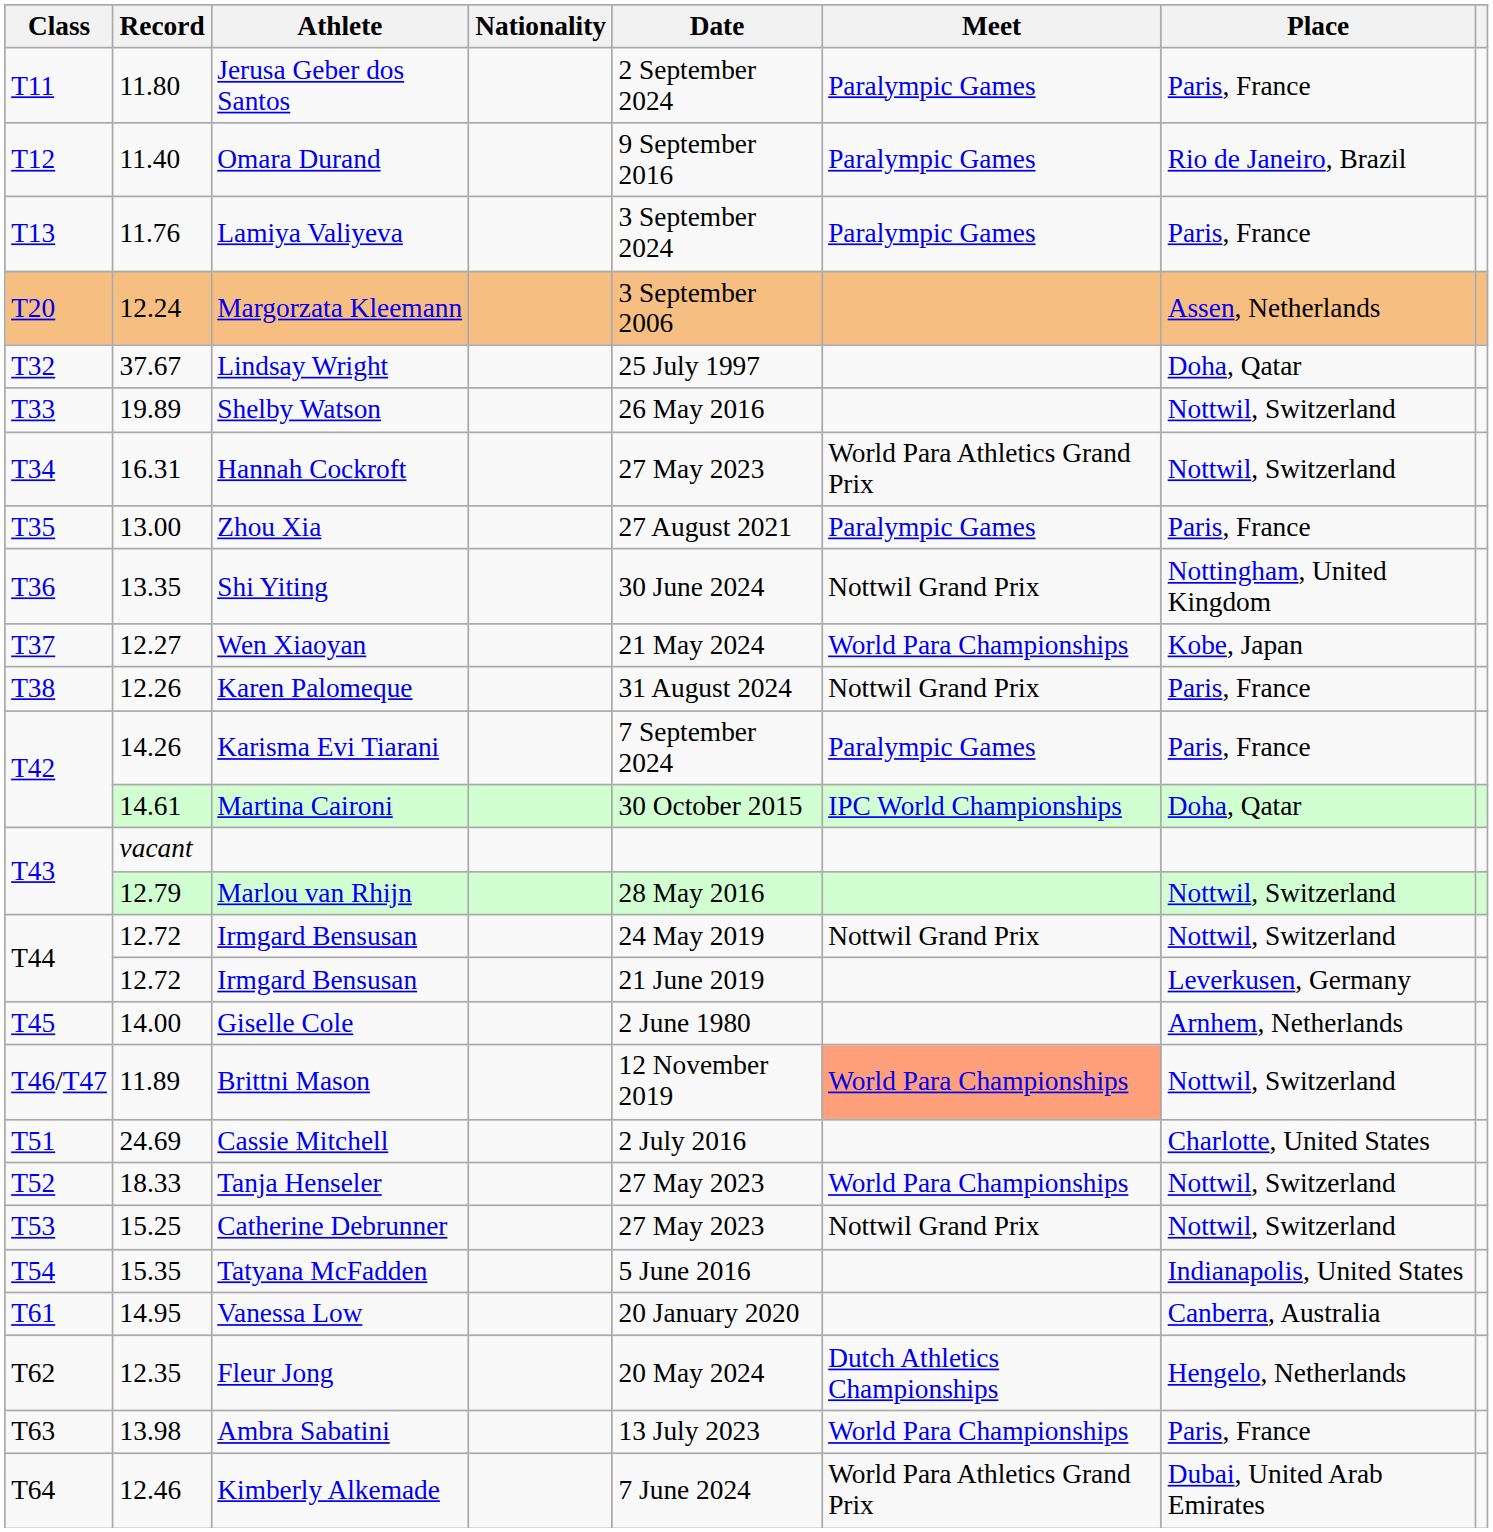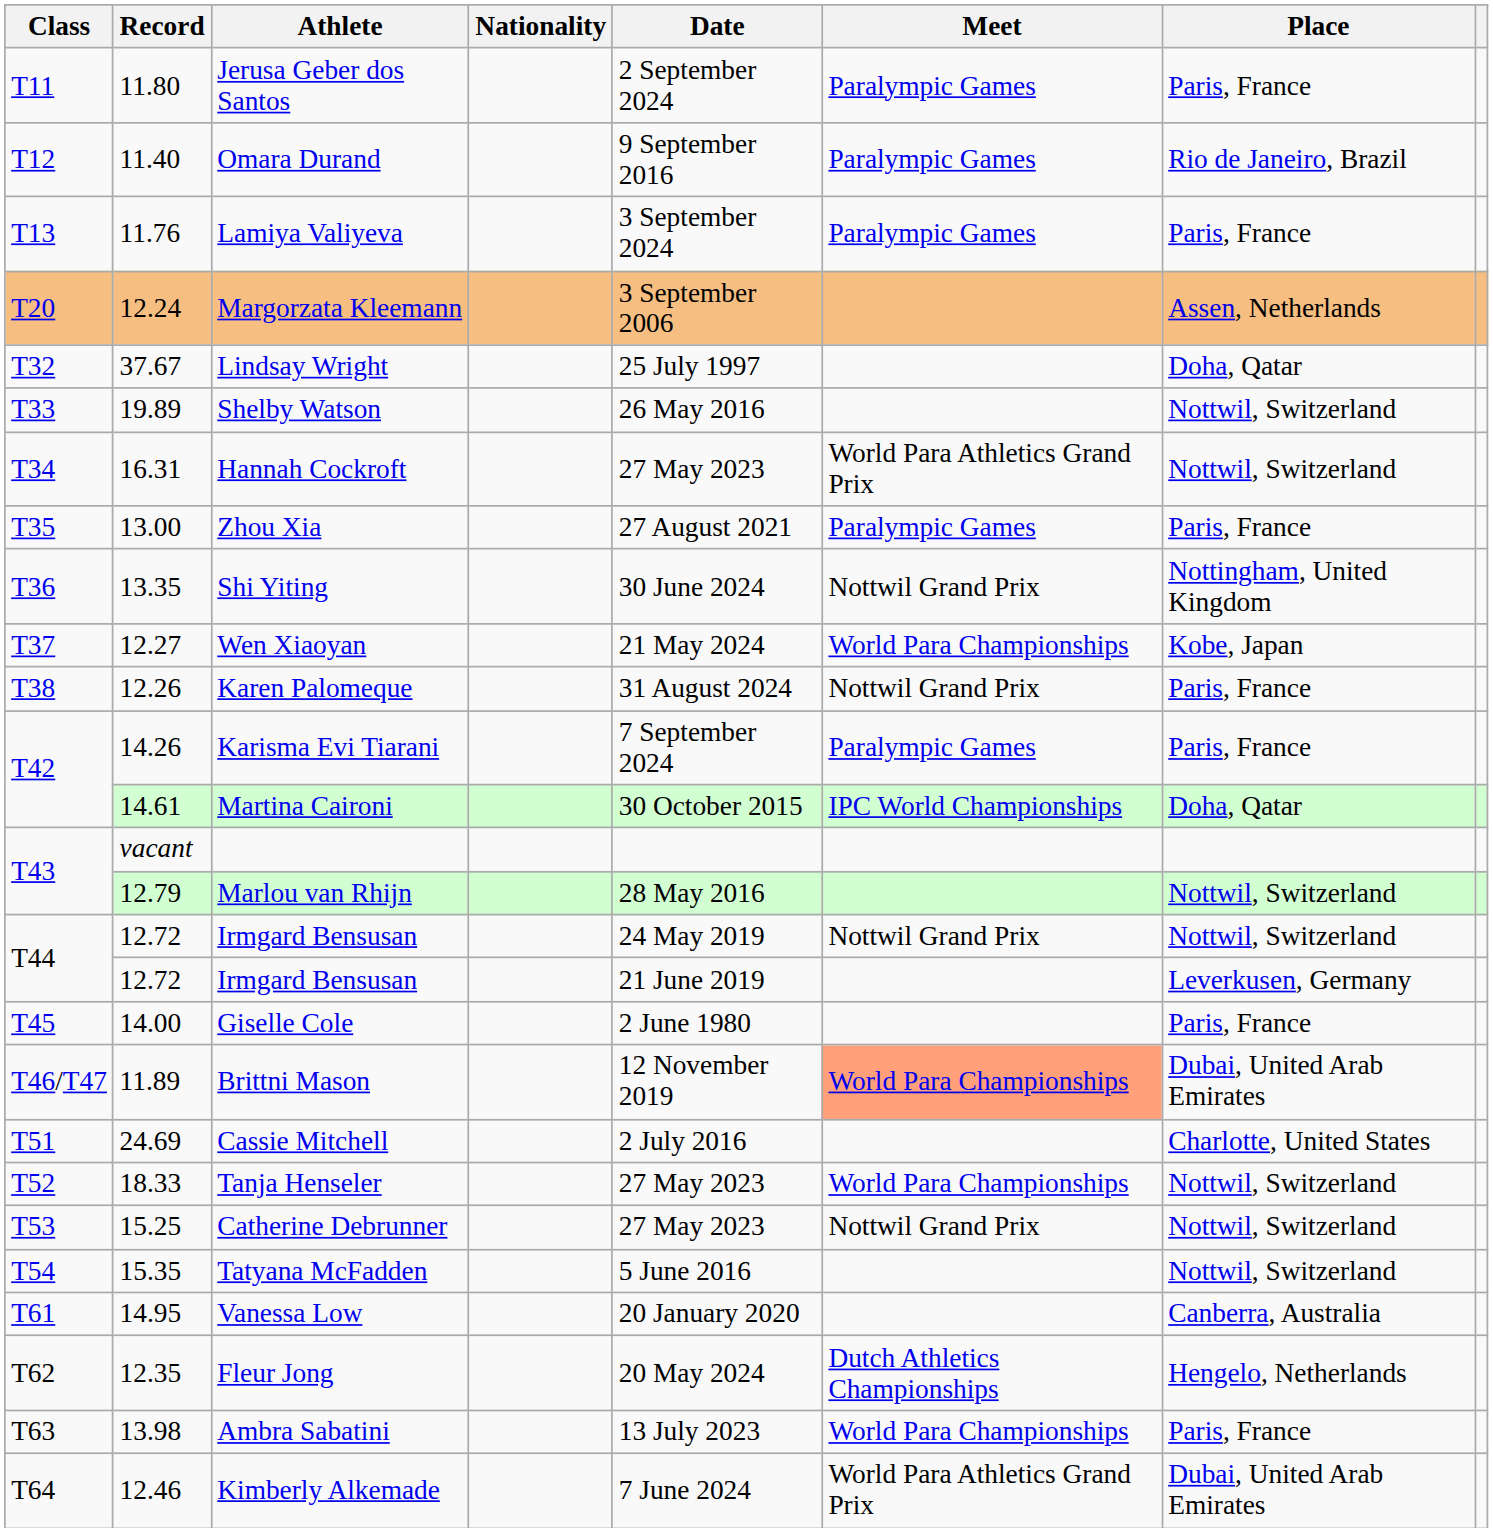(1285, 1022) Arnhem, Netherlands -> (1240, 1022) Paris, France
(1282, 1081) Nottwil, Switzerland -> (1276, 1081) Dubai, United Arab Emirates
(1316, 1270) Indianapolis, United States -> (1282, 1270) Nottwil, Switzerland
